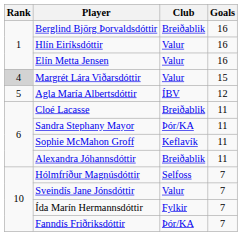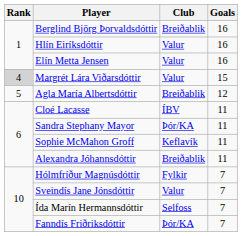(171, 93) ÍBV -> (184, 93) Breiðablik
(184, 110) Breiðablik -> (171, 110) ÍBV
(177, 175) Selfoss -> (174, 175) Fylkir
(174, 207) Fylkir -> (177, 207) Selfoss
